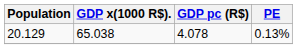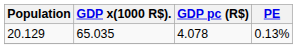(95, 33) 65.038 -> (95, 33) 65.035
